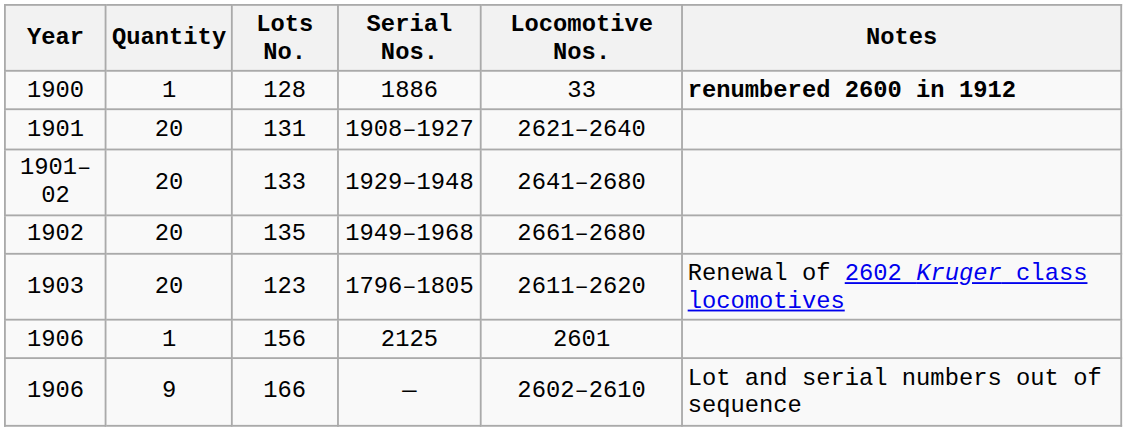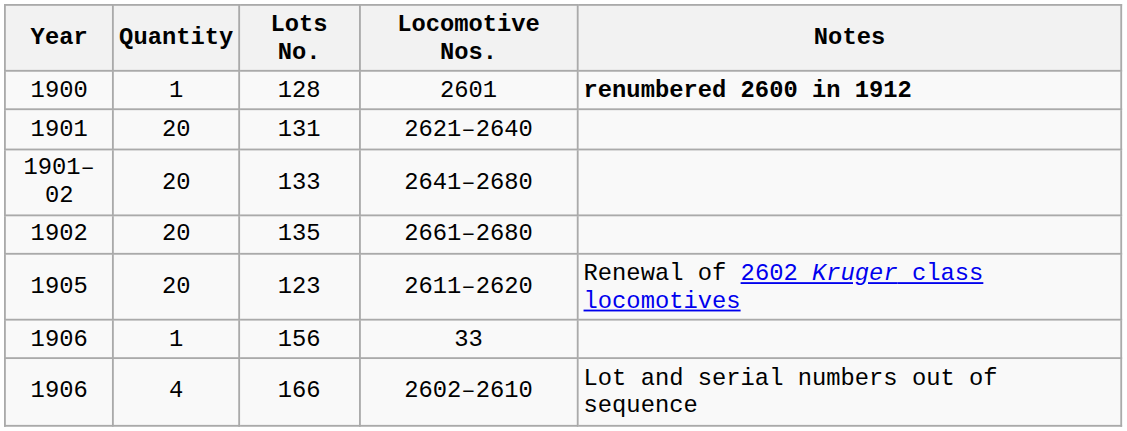- column: (409, 38)
(582, 91) 33 -> (469, 91) 2601
(56, 287) 1903 -> (59, 287) 1905
(582, 339) 2601 -> (469, 339) 33
(169, 392) 9 -> (176, 392) 4
